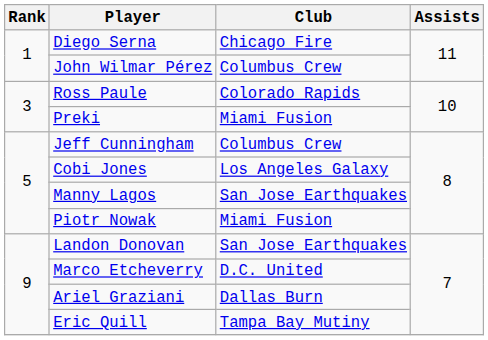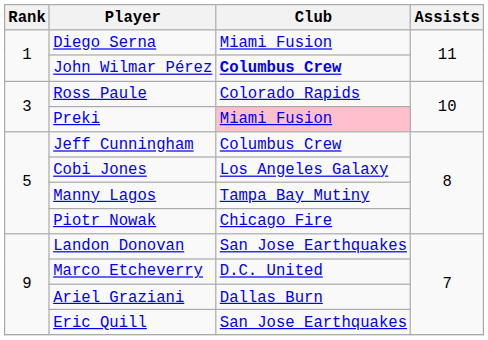(276, 43) Chicago Fire -> (276, 43) Miami Fusion
(281, 68) normal -> (281, 68) bold
(276, 119) no background -> (276, 119) pink background
(313, 195) San Jose Earthquakes -> (295, 195) Tampa Bay Mutiny
(276, 221) Miami Fusion -> (276, 221) Chicago Fire
(295, 322) Tampa Bay Mutiny -> (313, 322) San Jose Earthquakes
